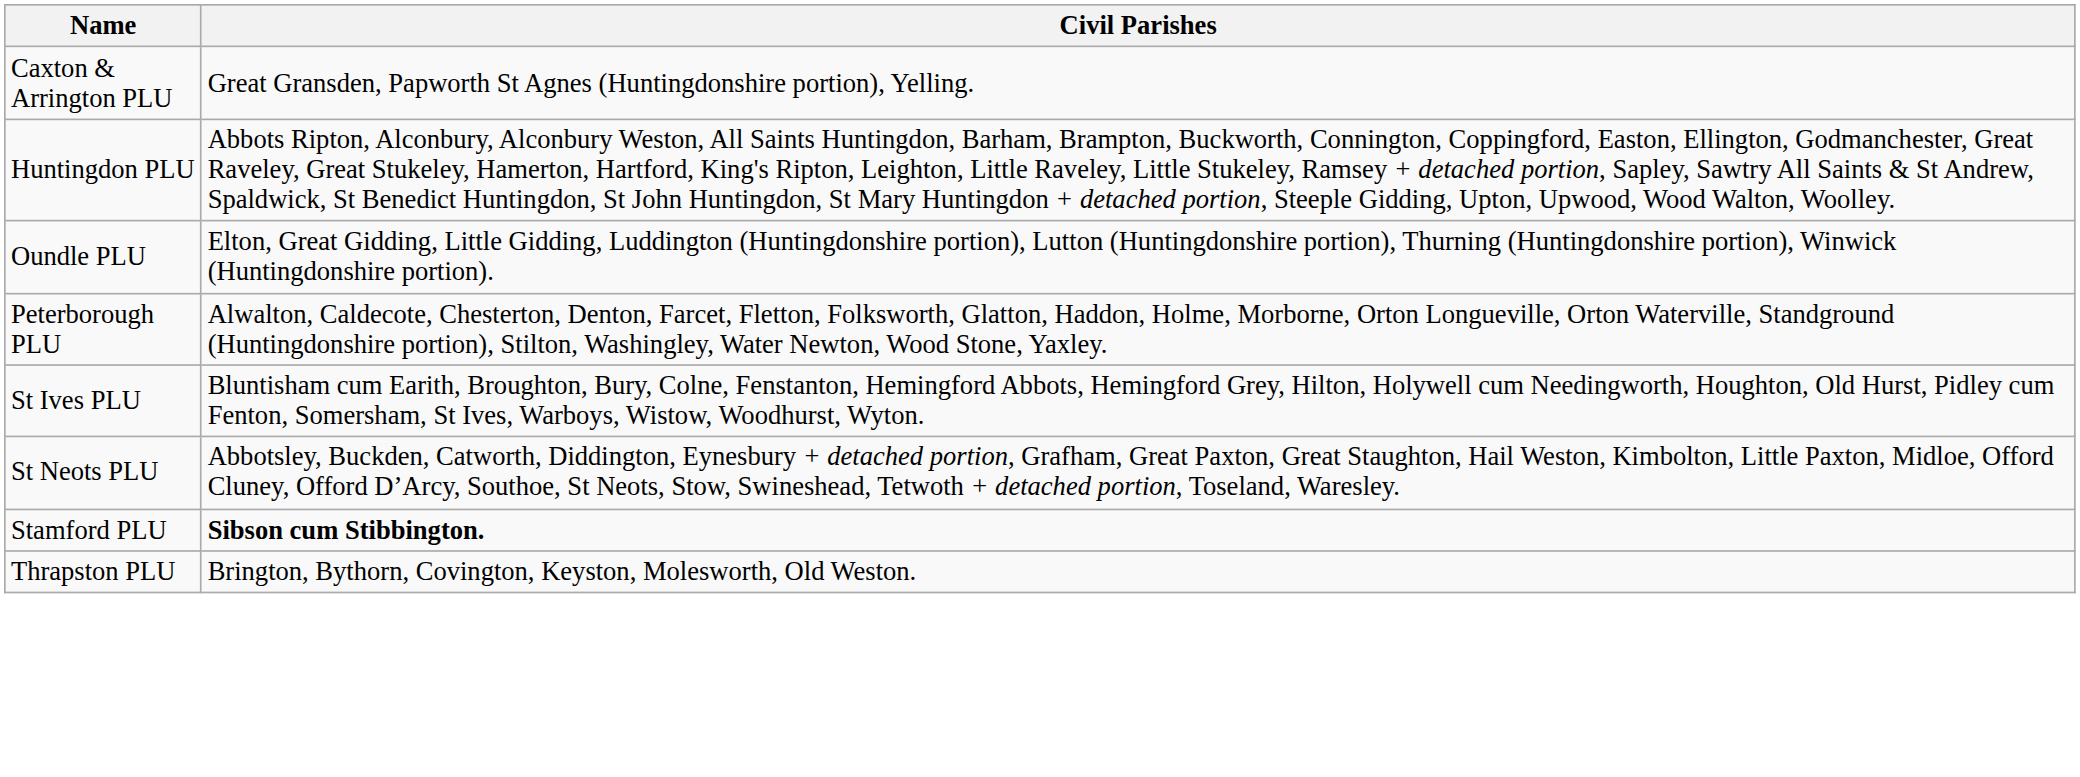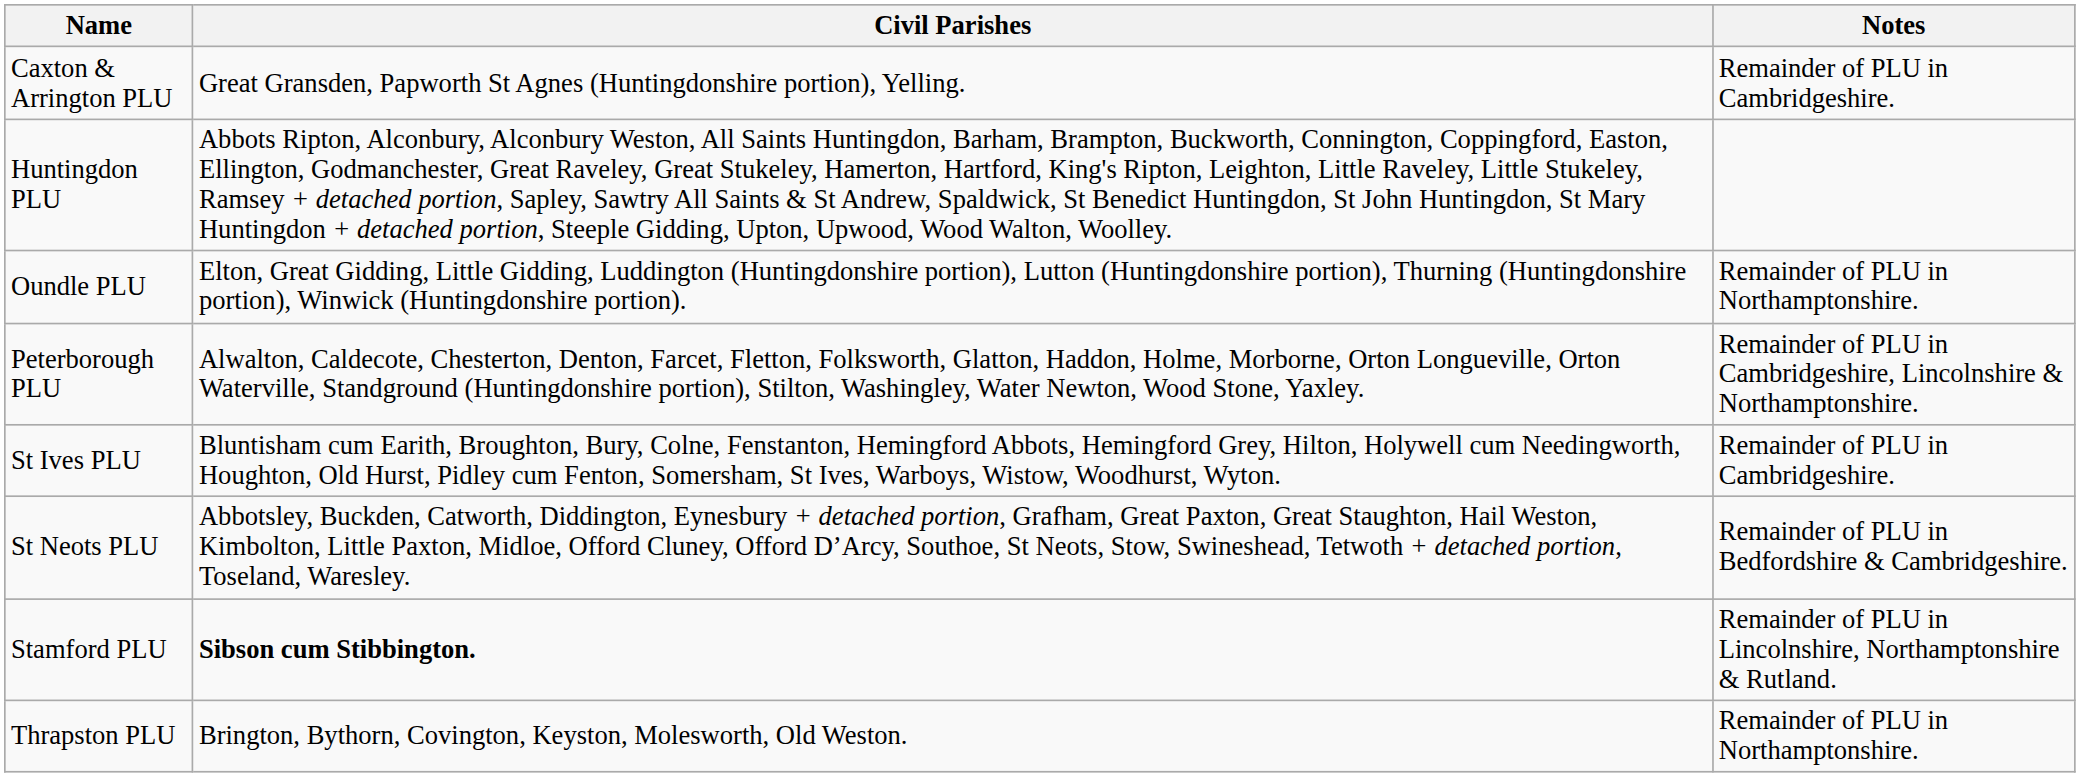+ column: (1894, 25)
